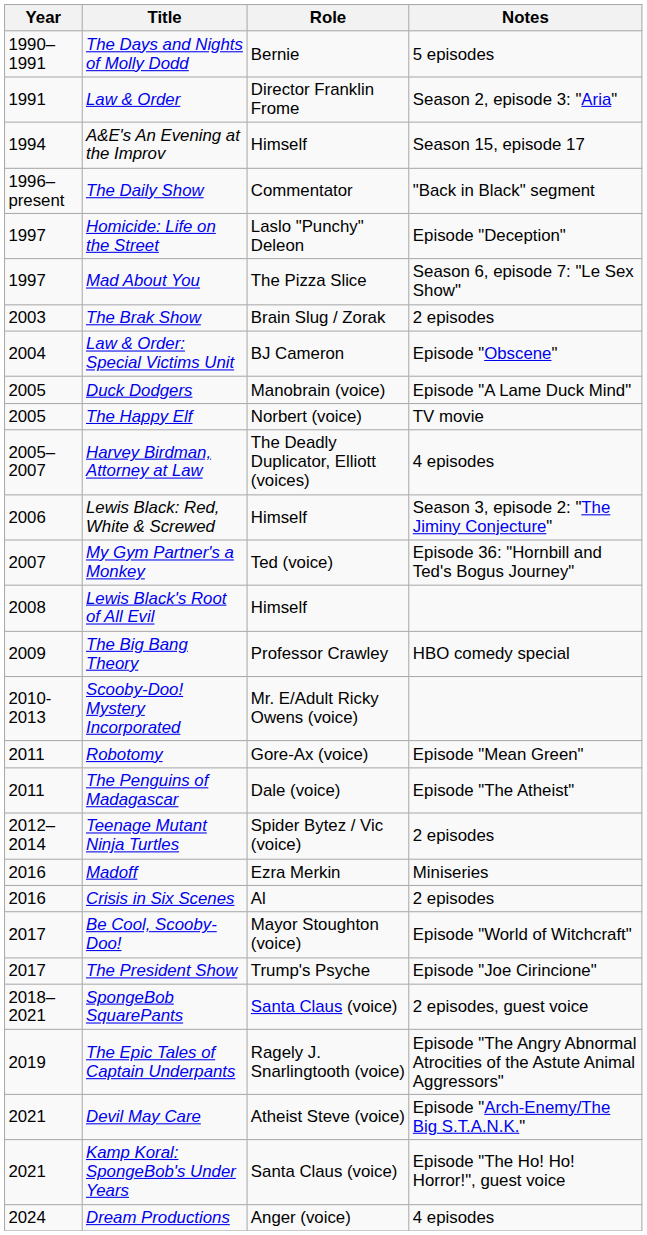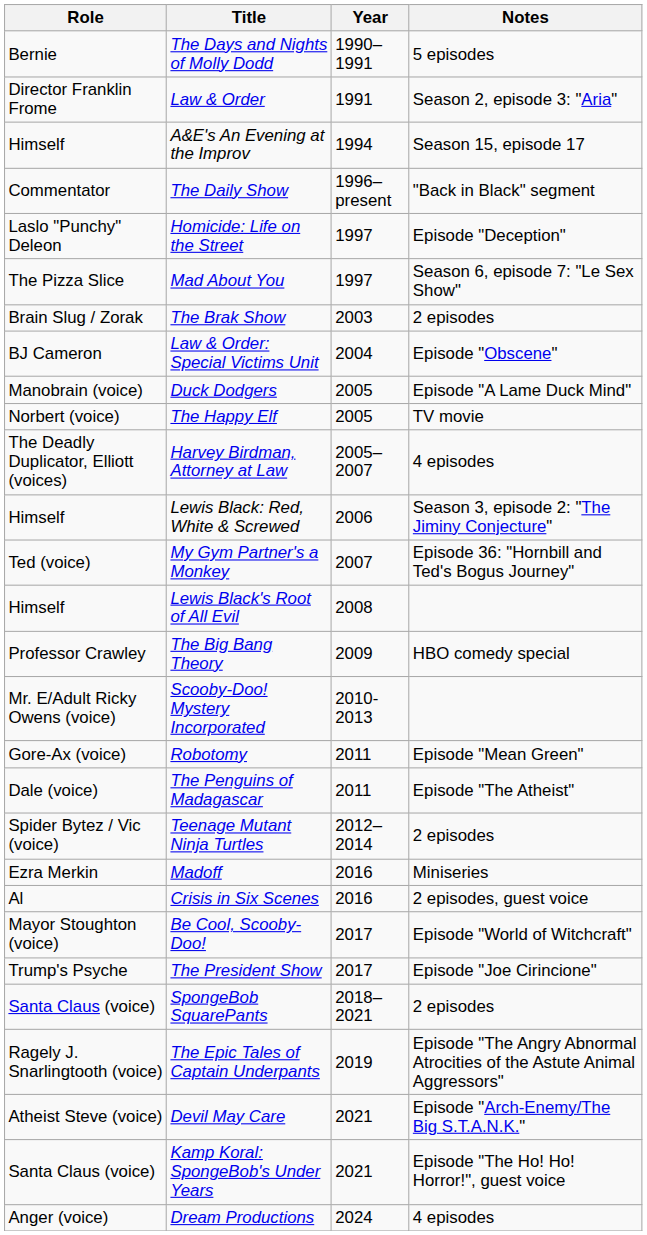columns swapped: (43, 17) <-> (328, 17)
(453, 898) 2 episodes -> (501, 898) 2 episodes, guest voice
(501, 1006) 2 episodes, guest voice -> (453, 1006) 2 episodes
